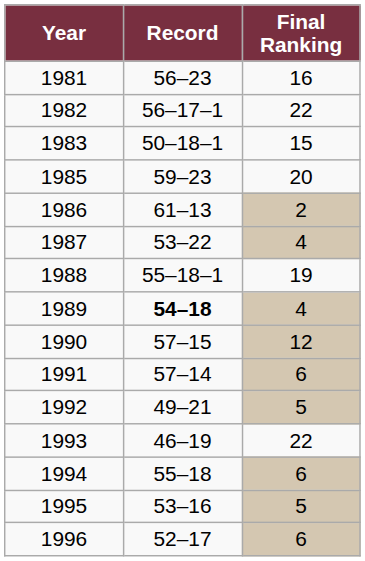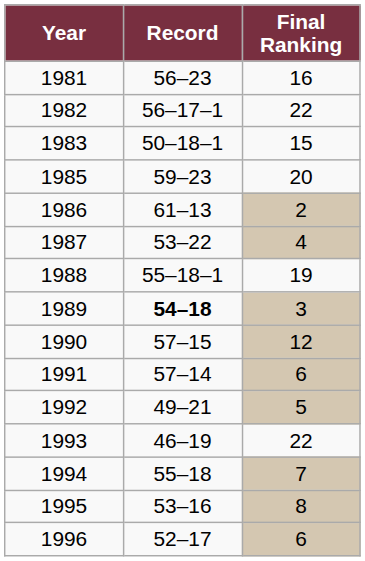(301, 309) 4 -> (301, 309) 3
(301, 474) 6 -> (301, 474) 7
(301, 507) 5 -> (301, 507) 8
